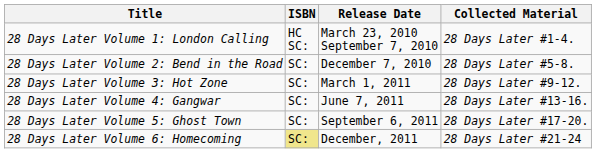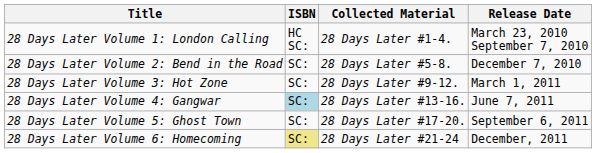columns swapped: (380, 14) <-> (516, 14)
(298, 102) no background -> (298, 102) lightblue background
